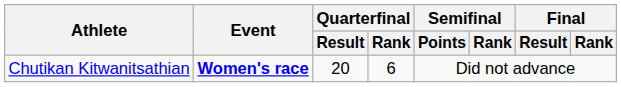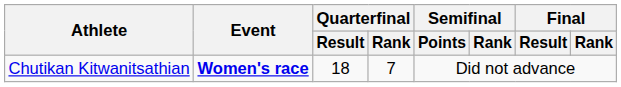(340, 69) 20 -> (340, 69) 18
(391, 69) 6 -> (391, 69) 7
